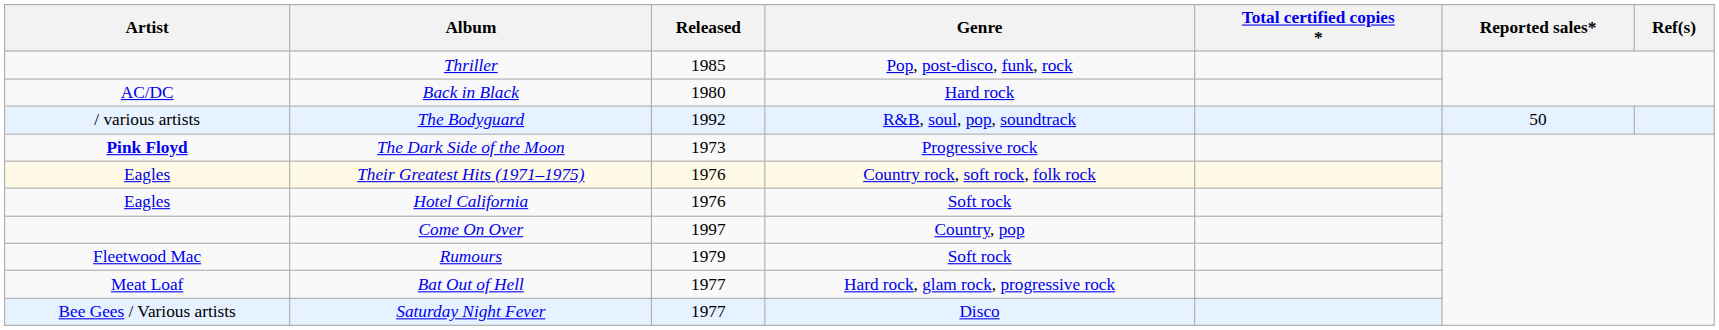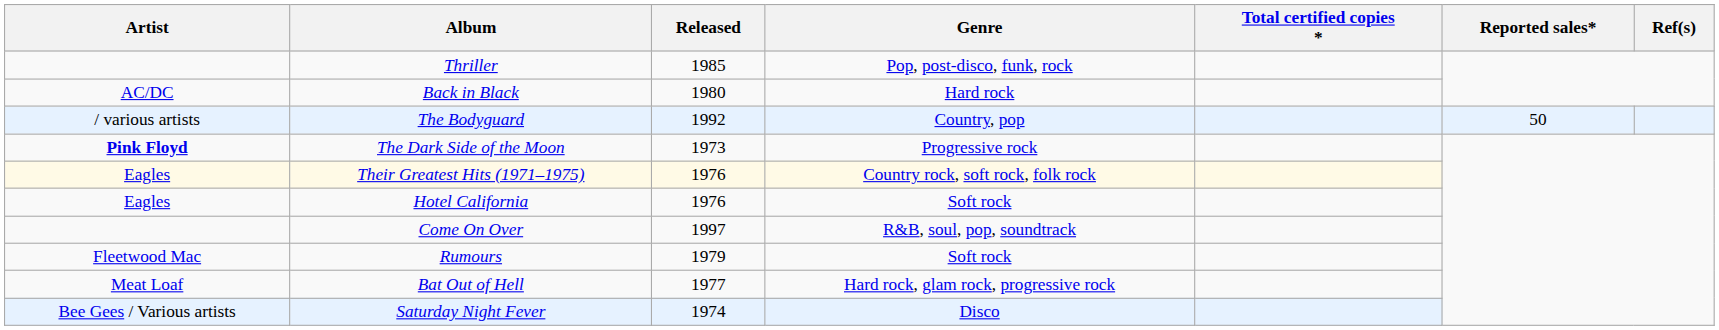(980, 119) R&B, soul, pop, soundtrack -> (980, 119) Country, pop
(980, 229) Country, pop -> (980, 229) R&B, soul, pop, soundtrack
(708, 311) 1977 -> (708, 311) 1974
